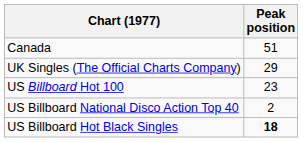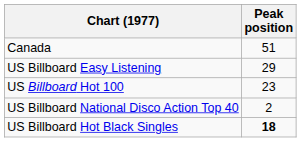- row: (124, 68)
+ row: (84, 68)
